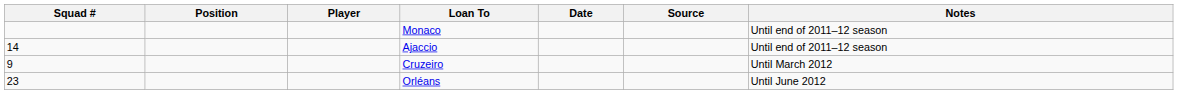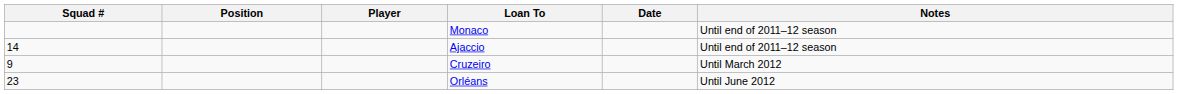- column: (686, 13)
